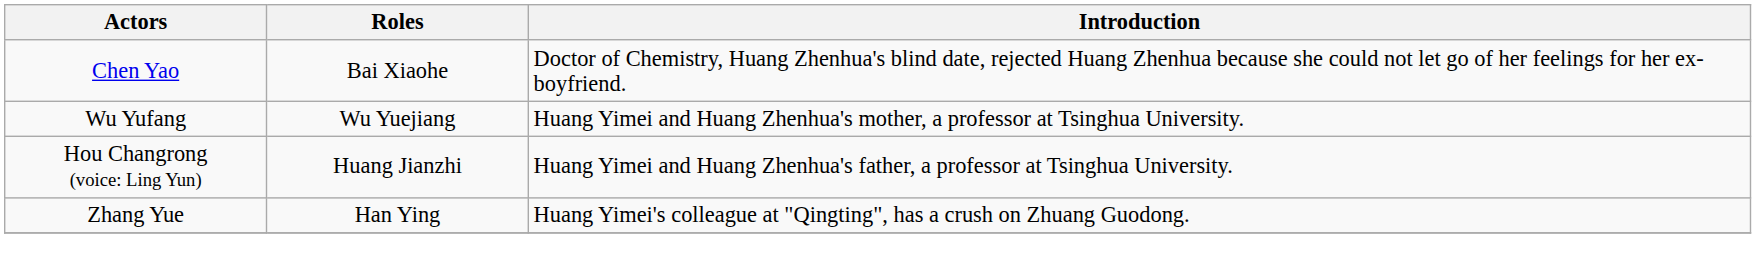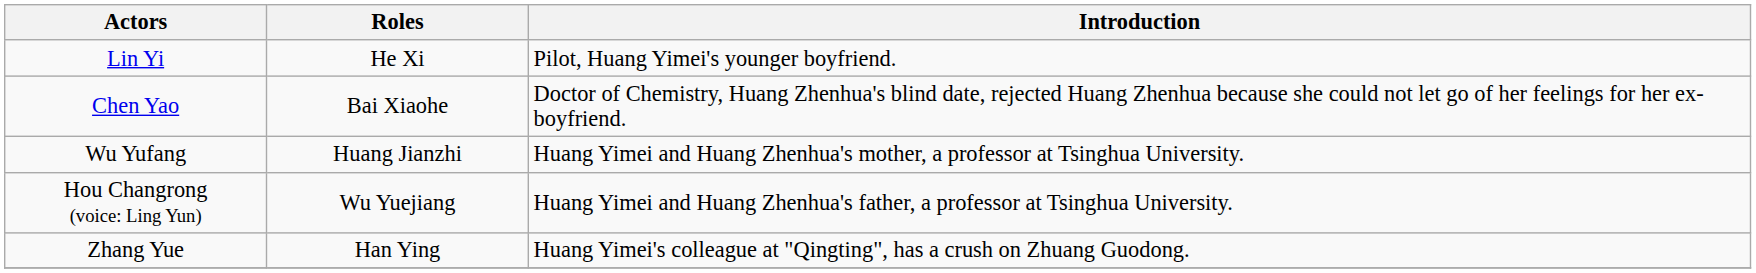+ row: (136, 57)
(397, 118) Wu Yuejiang -> (397, 154) Huang Jianzhi
(397, 166) Huang Jianzhi -> (397, 202) Wu Yuejiang
